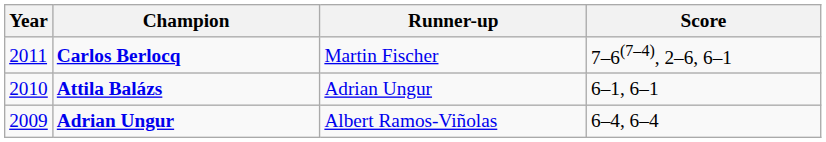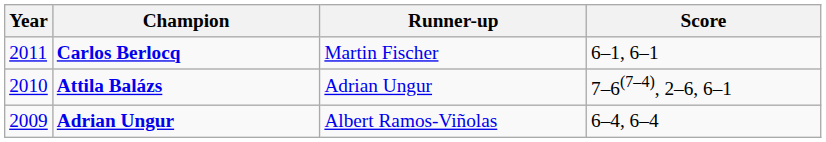(661, 55) 7–6(7–4), 2–6, 6–1 -> (625, 52) 6–1, 6–1
(625, 89) 6–1, 6–1 -> (661, 86) 7–6(7–4), 2–6, 6–1
